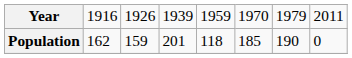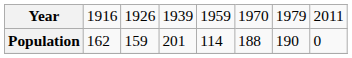(211, 41) 118 -> (211, 41) 114
(250, 41) 185 -> (250, 41) 188
